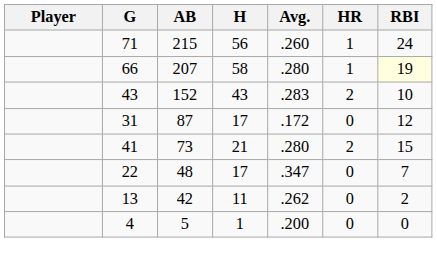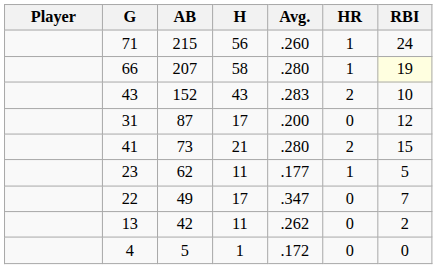(295, 120) .172 -> (295, 120) .200
+ row: (130, 172)
(185, 172) 48 -> (185, 198) 49
(295, 224) .200 -> (295, 250) .172
